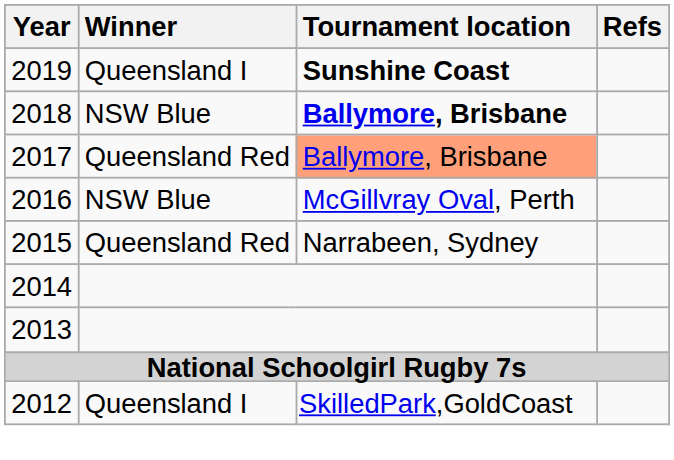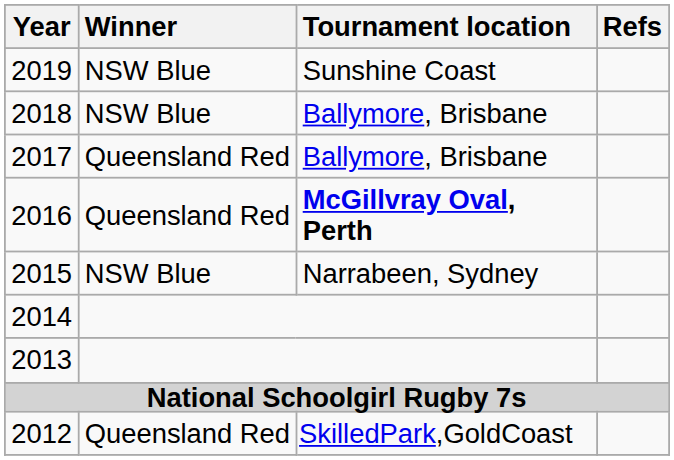(166, 70) Queensland I -> (148, 70) NSW Blue
(406, 70) bold -> (399, 70) normal
(435, 113) bold -> (425, 113) normal
(425, 157) lightsalmon background -> (425, 157) no background
(148, 200) NSW Blue -> (187, 215) Queensland Red
(439, 200) normal -> (409, 215) bold
(187, 243) Queensland Red -> (148, 274) NSW Blue
(166, 402) Queensland I -> (187, 433) Queensland Red
